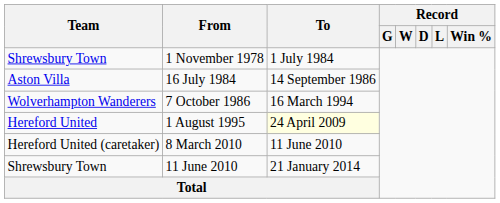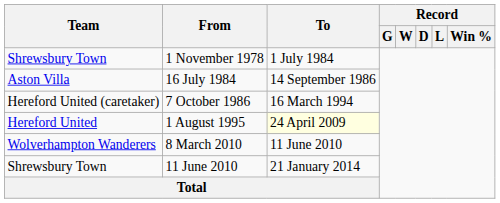(82, 101) Wolverhampton Wanderers -> (83, 101) Hereford United (caretaker)
(83, 144) Hereford United (caretaker) -> (82, 144) Wolverhampton Wanderers
